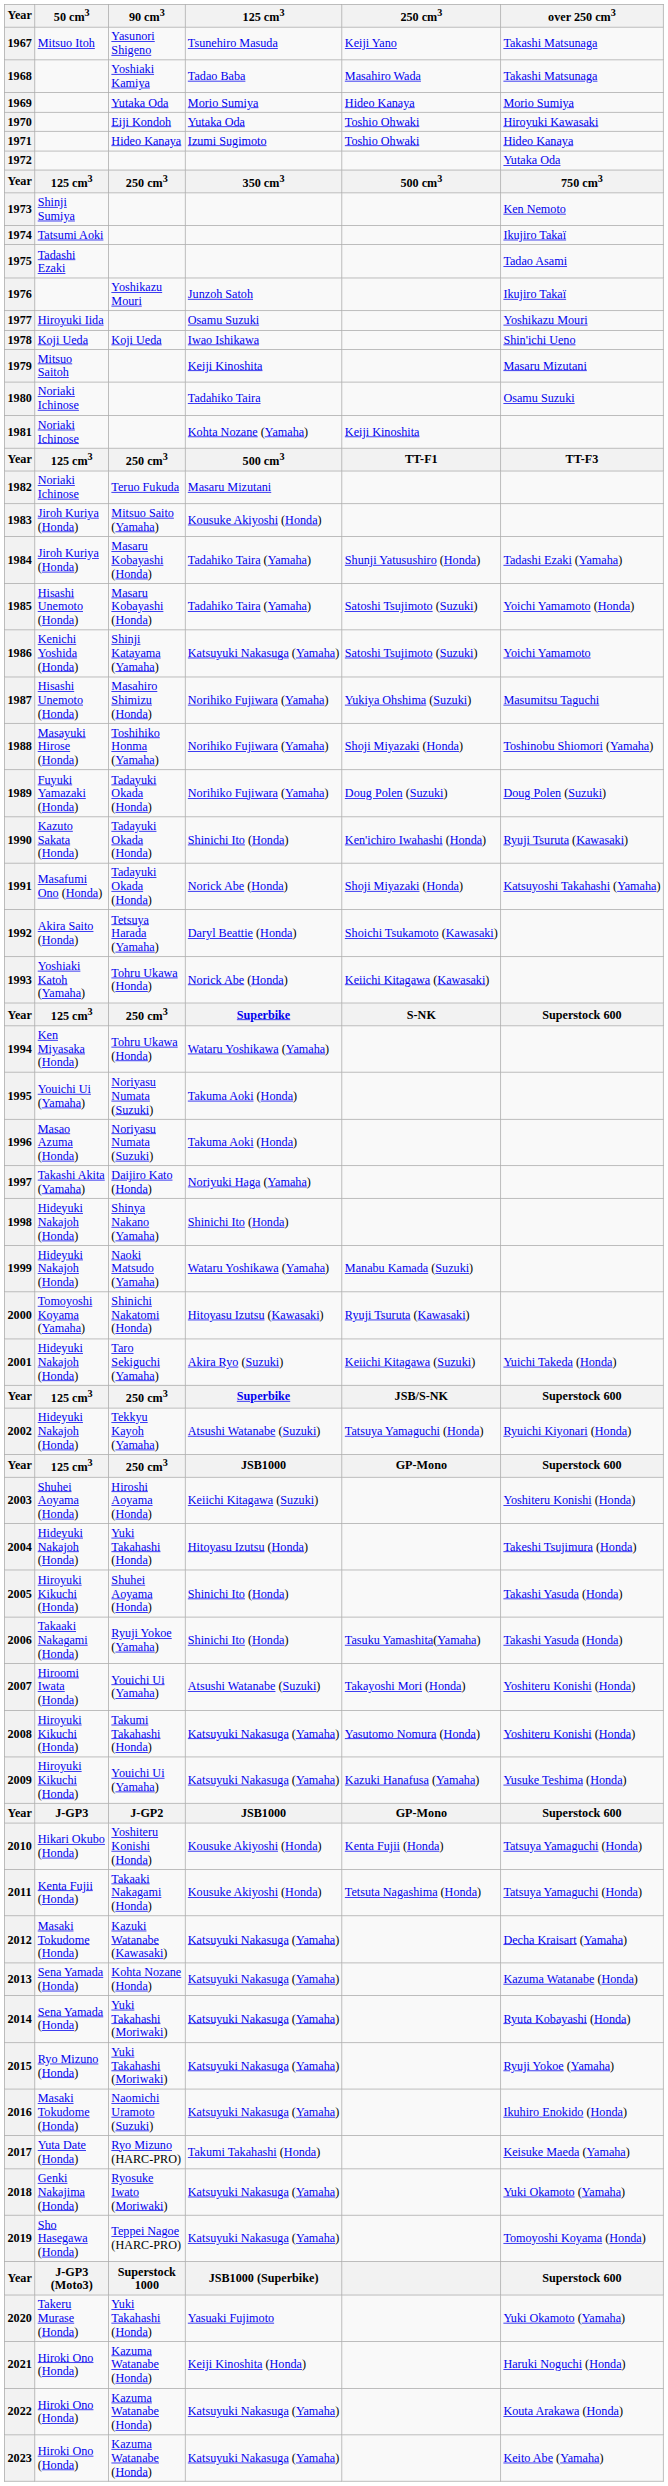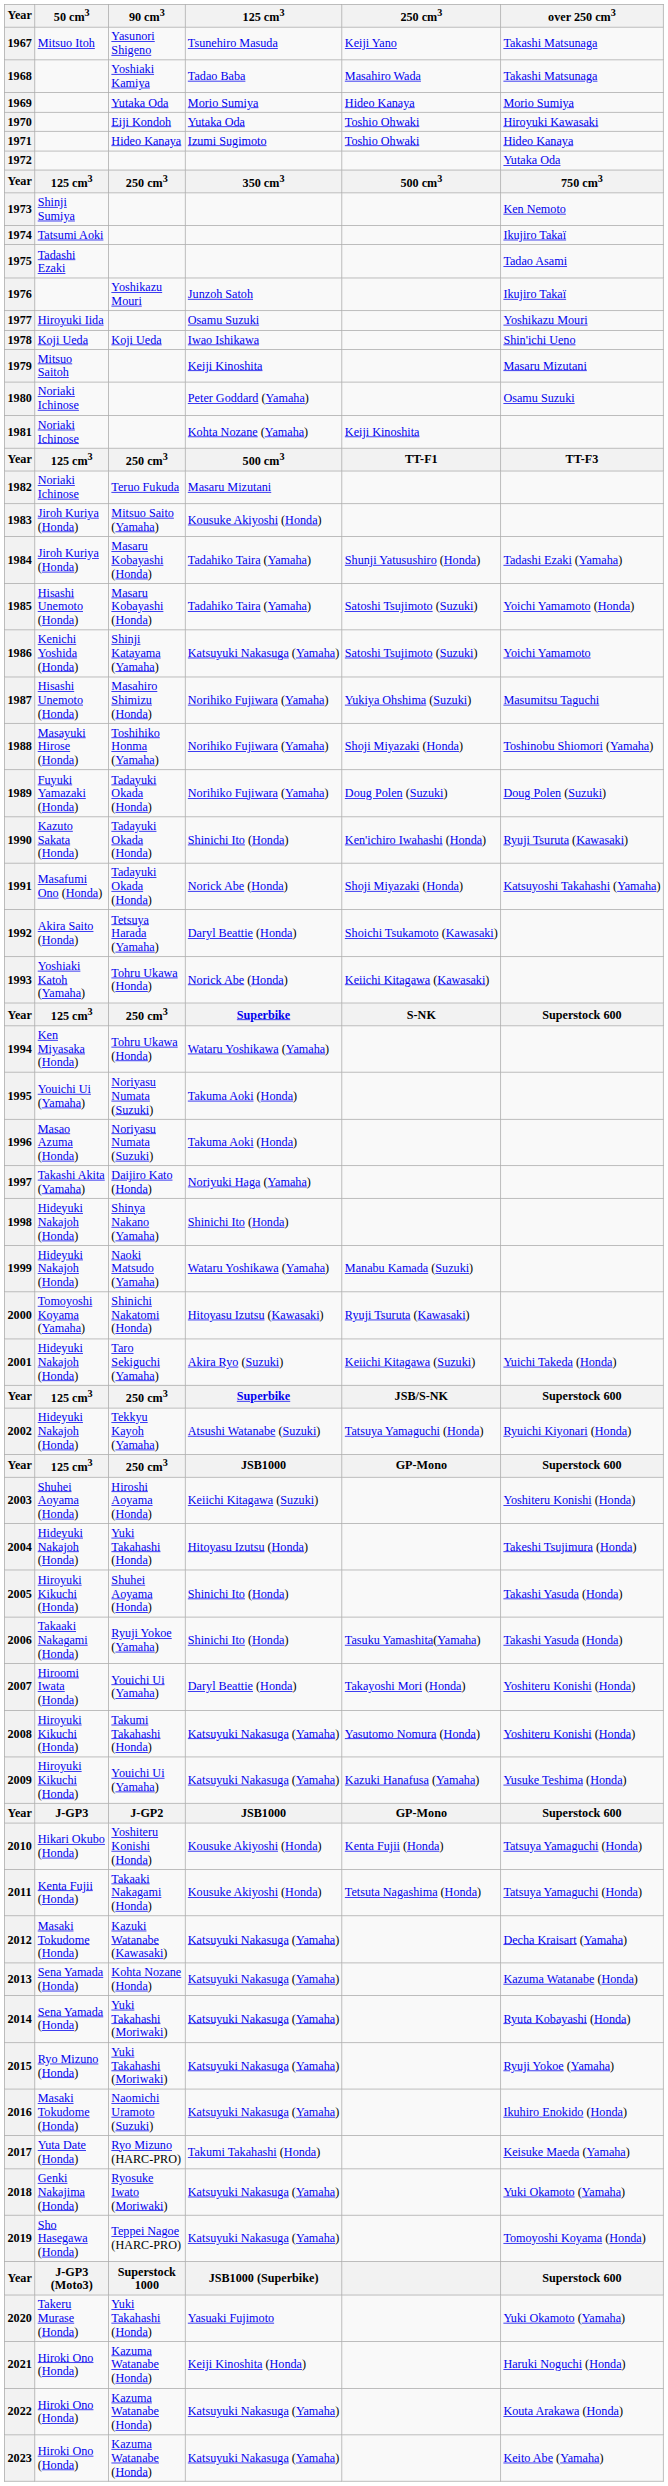(224, 398) Tadahiko Taira -> (248, 398) Peter Goddard (Yamaha)
(254, 1687) Atsushi Watanabe (Suzuki) -> (242, 1687) Daryl Beattie (Honda)
